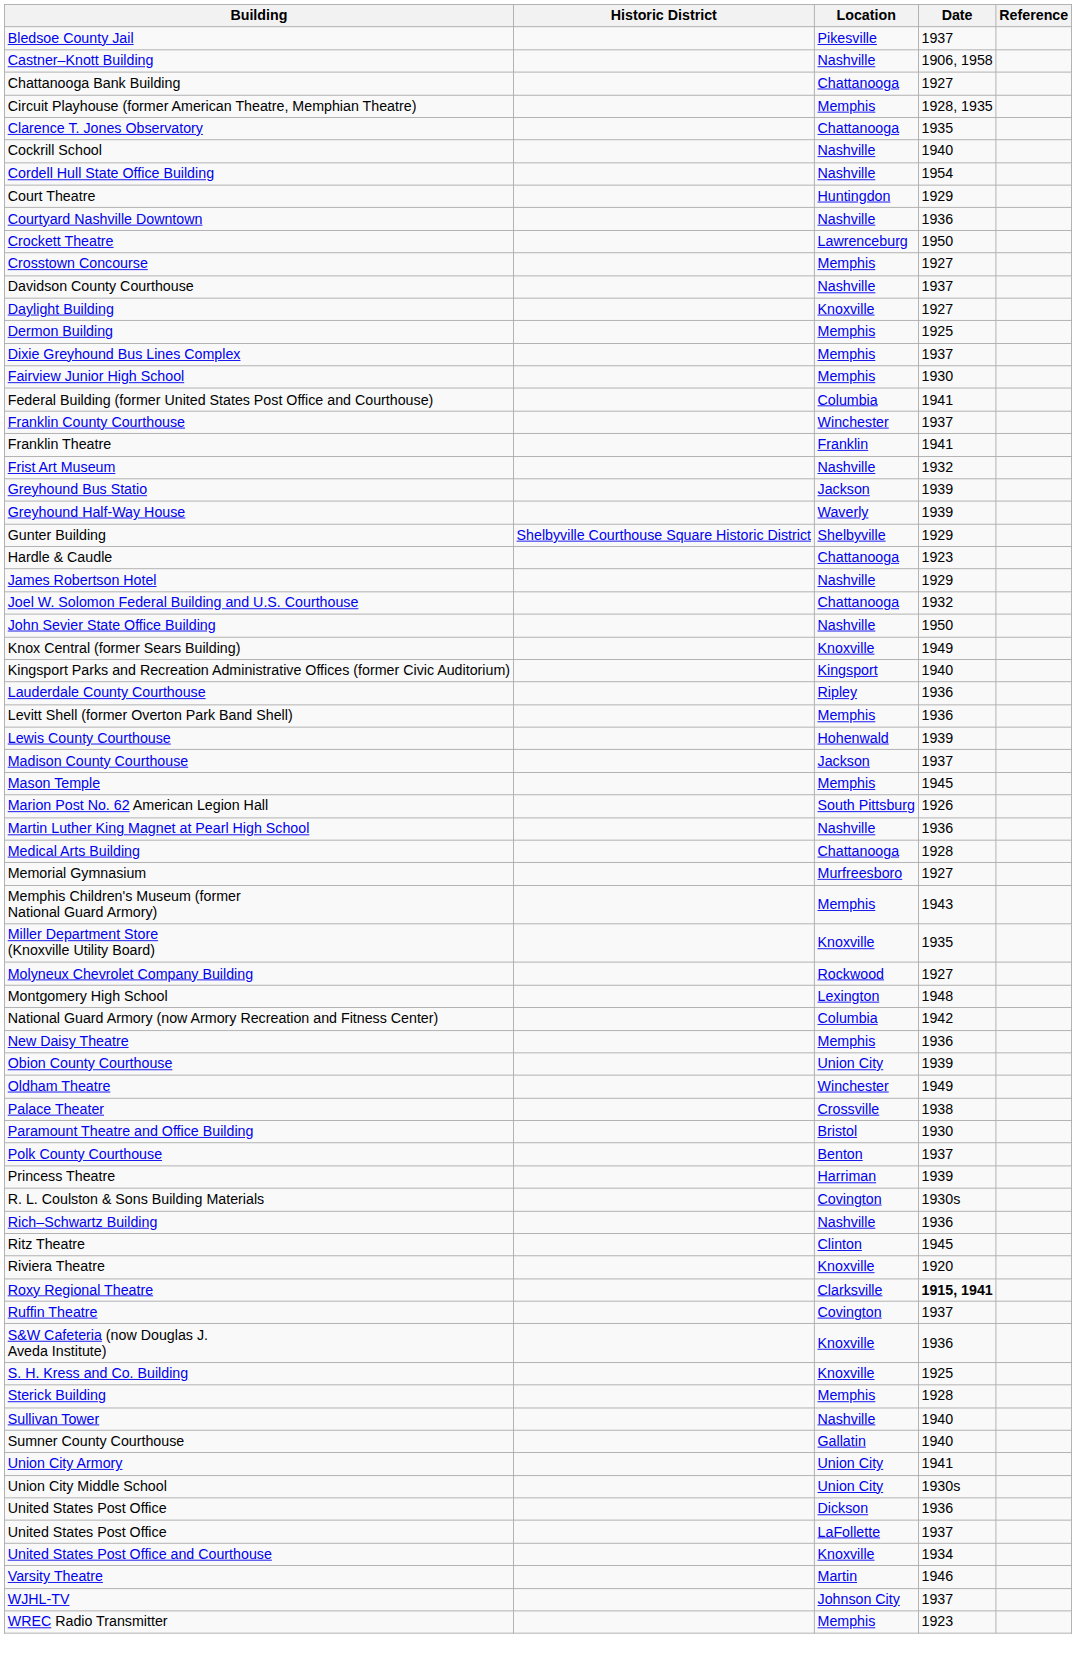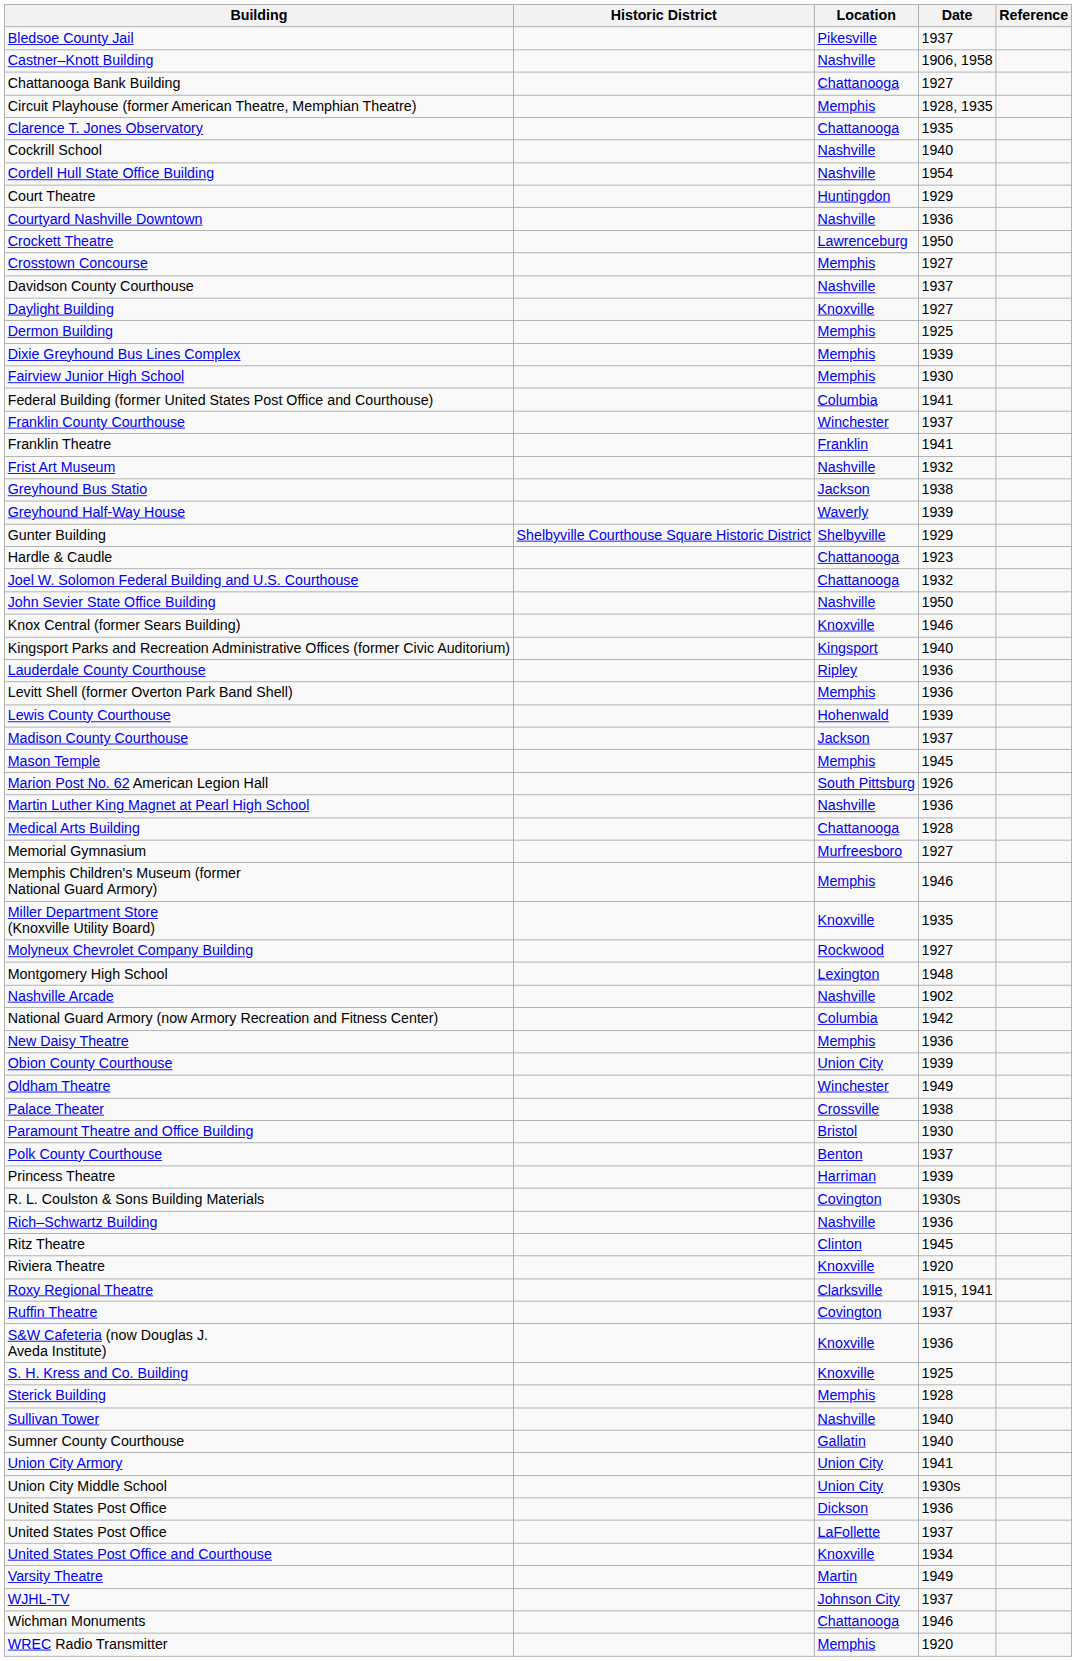(937, 354) 1937 -> (937, 354) 1939
(937, 490) 1939 -> (937, 490) 1938
- row: (82, 580)
(937, 648) 1949 -> (937, 625) 1946
(937, 904) 1943 -> (937, 881) 1946
+ row: (61, 996)
(957, 1289) bold -> (957, 1289) normal
(937, 1576) 1946 -> (937, 1576) 1949
+ row: (77, 1622)
(937, 1622) 1923 -> (937, 1644) 1920
